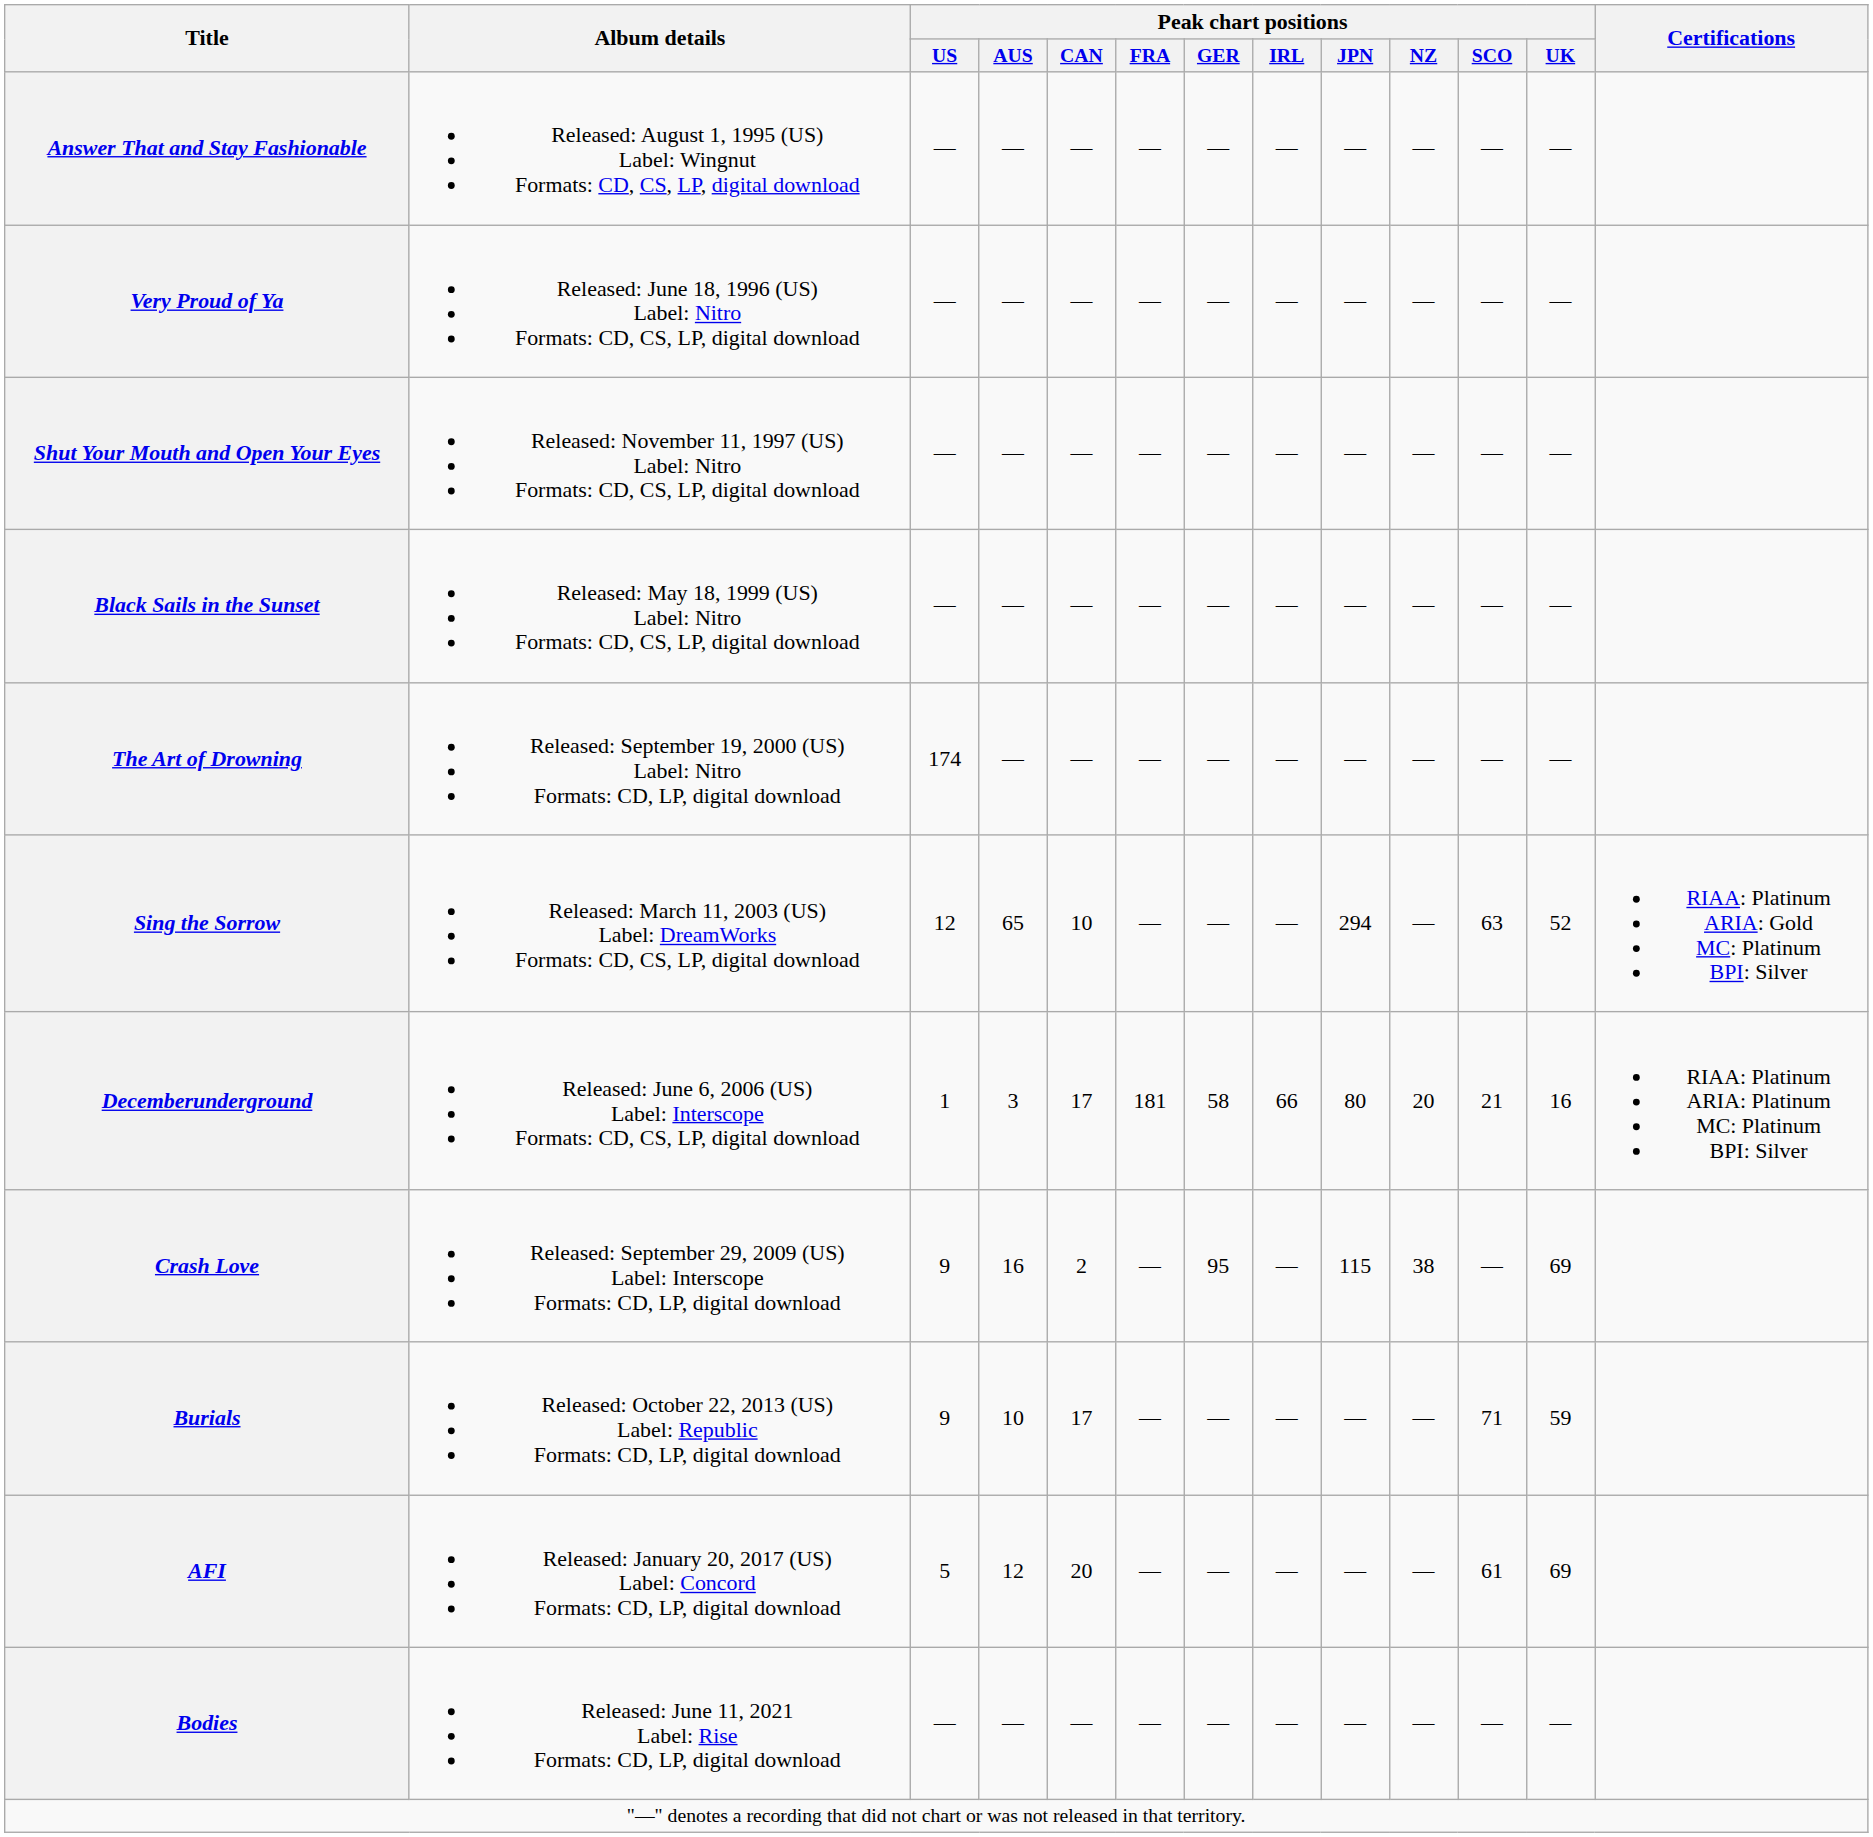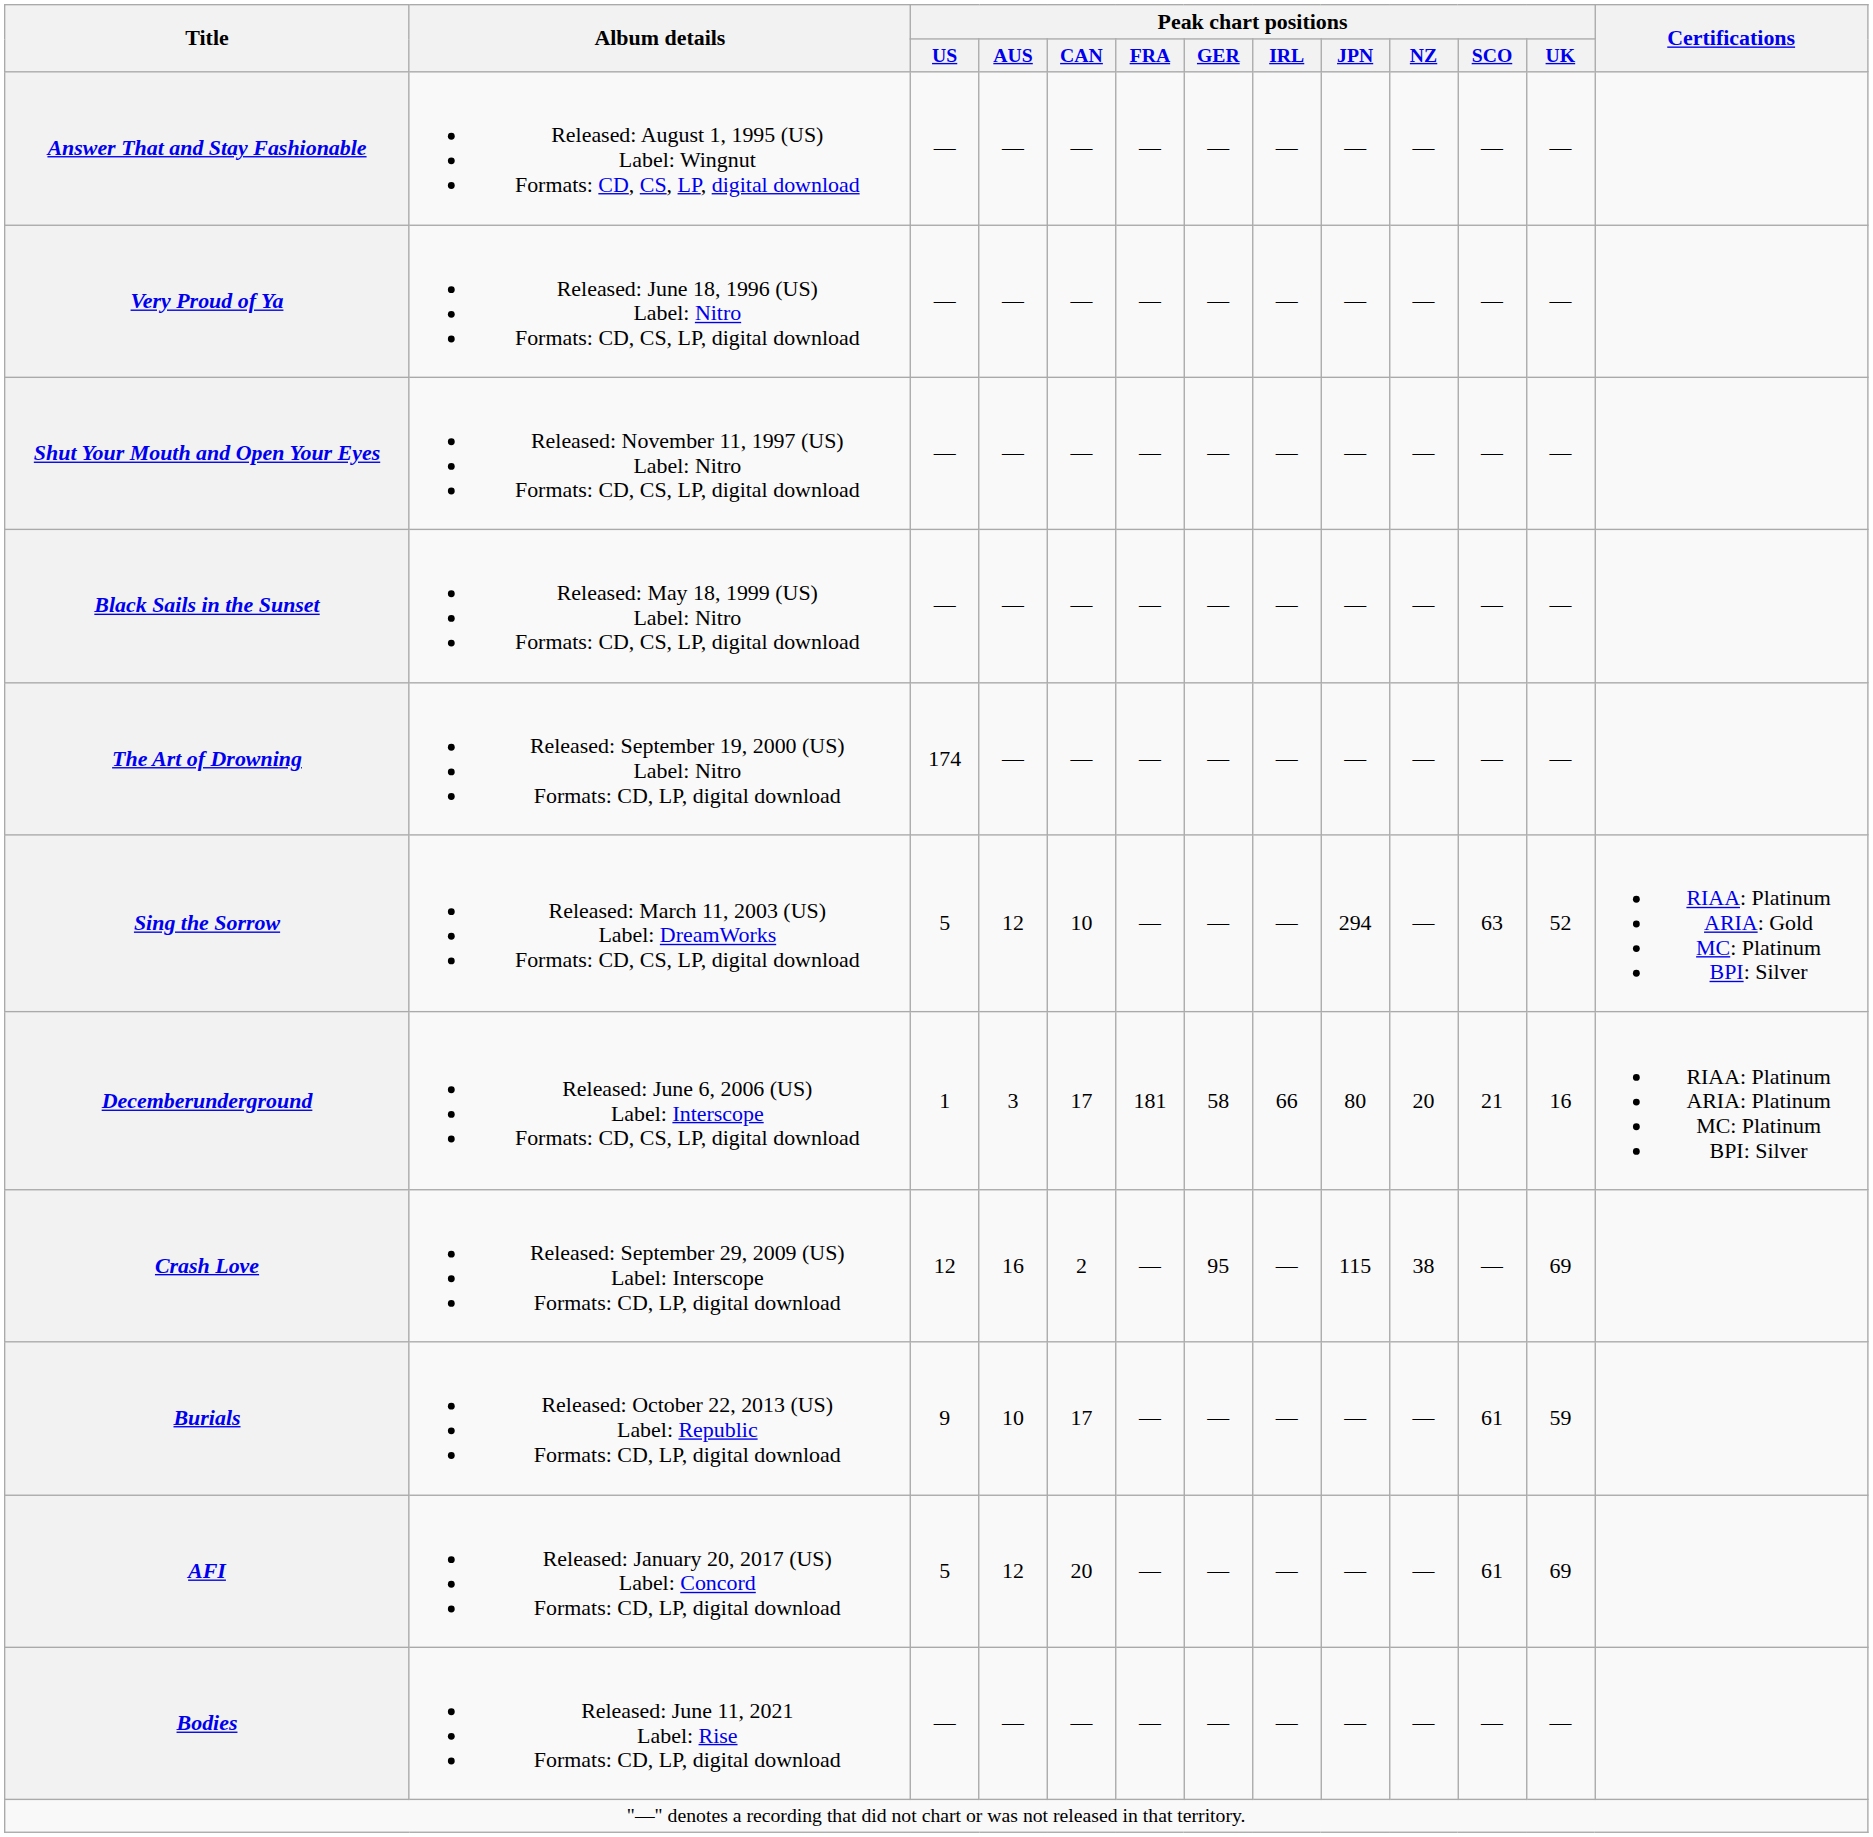(945, 923) 12 -> (945, 923) 5
(1013, 923) 65 -> (1013, 923) 12
(945, 1265) 9 -> (945, 1265) 12
(1492, 1418) 71 -> (1492, 1418) 61
